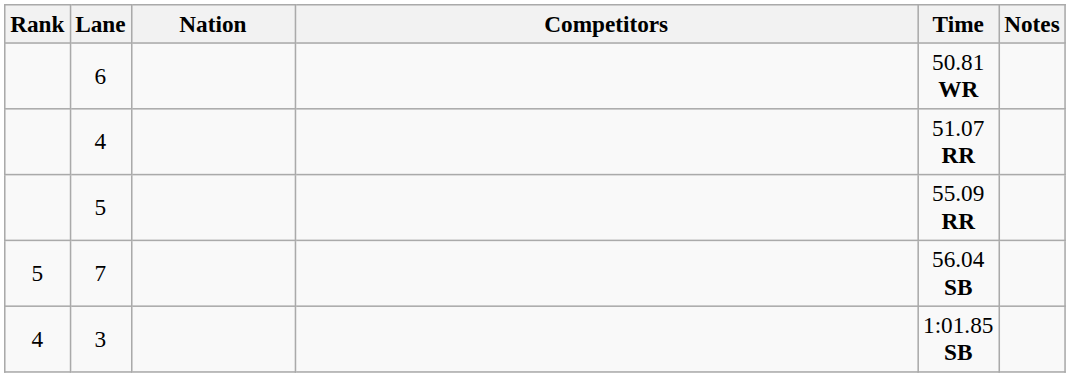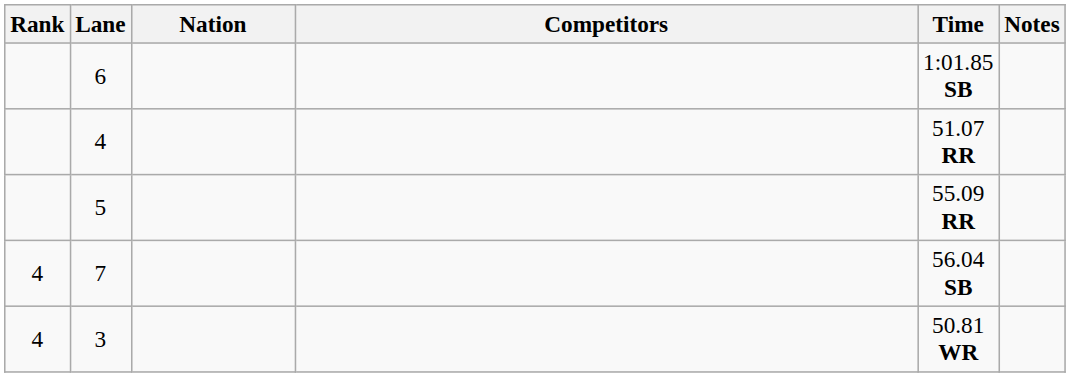(958, 75) 50.81 WR -> (958, 75) 1:01.85 SB
(37, 273) 5 -> (37, 273) 4
(958, 339) 1:01.85 SB -> (958, 339) 50.81 WR
